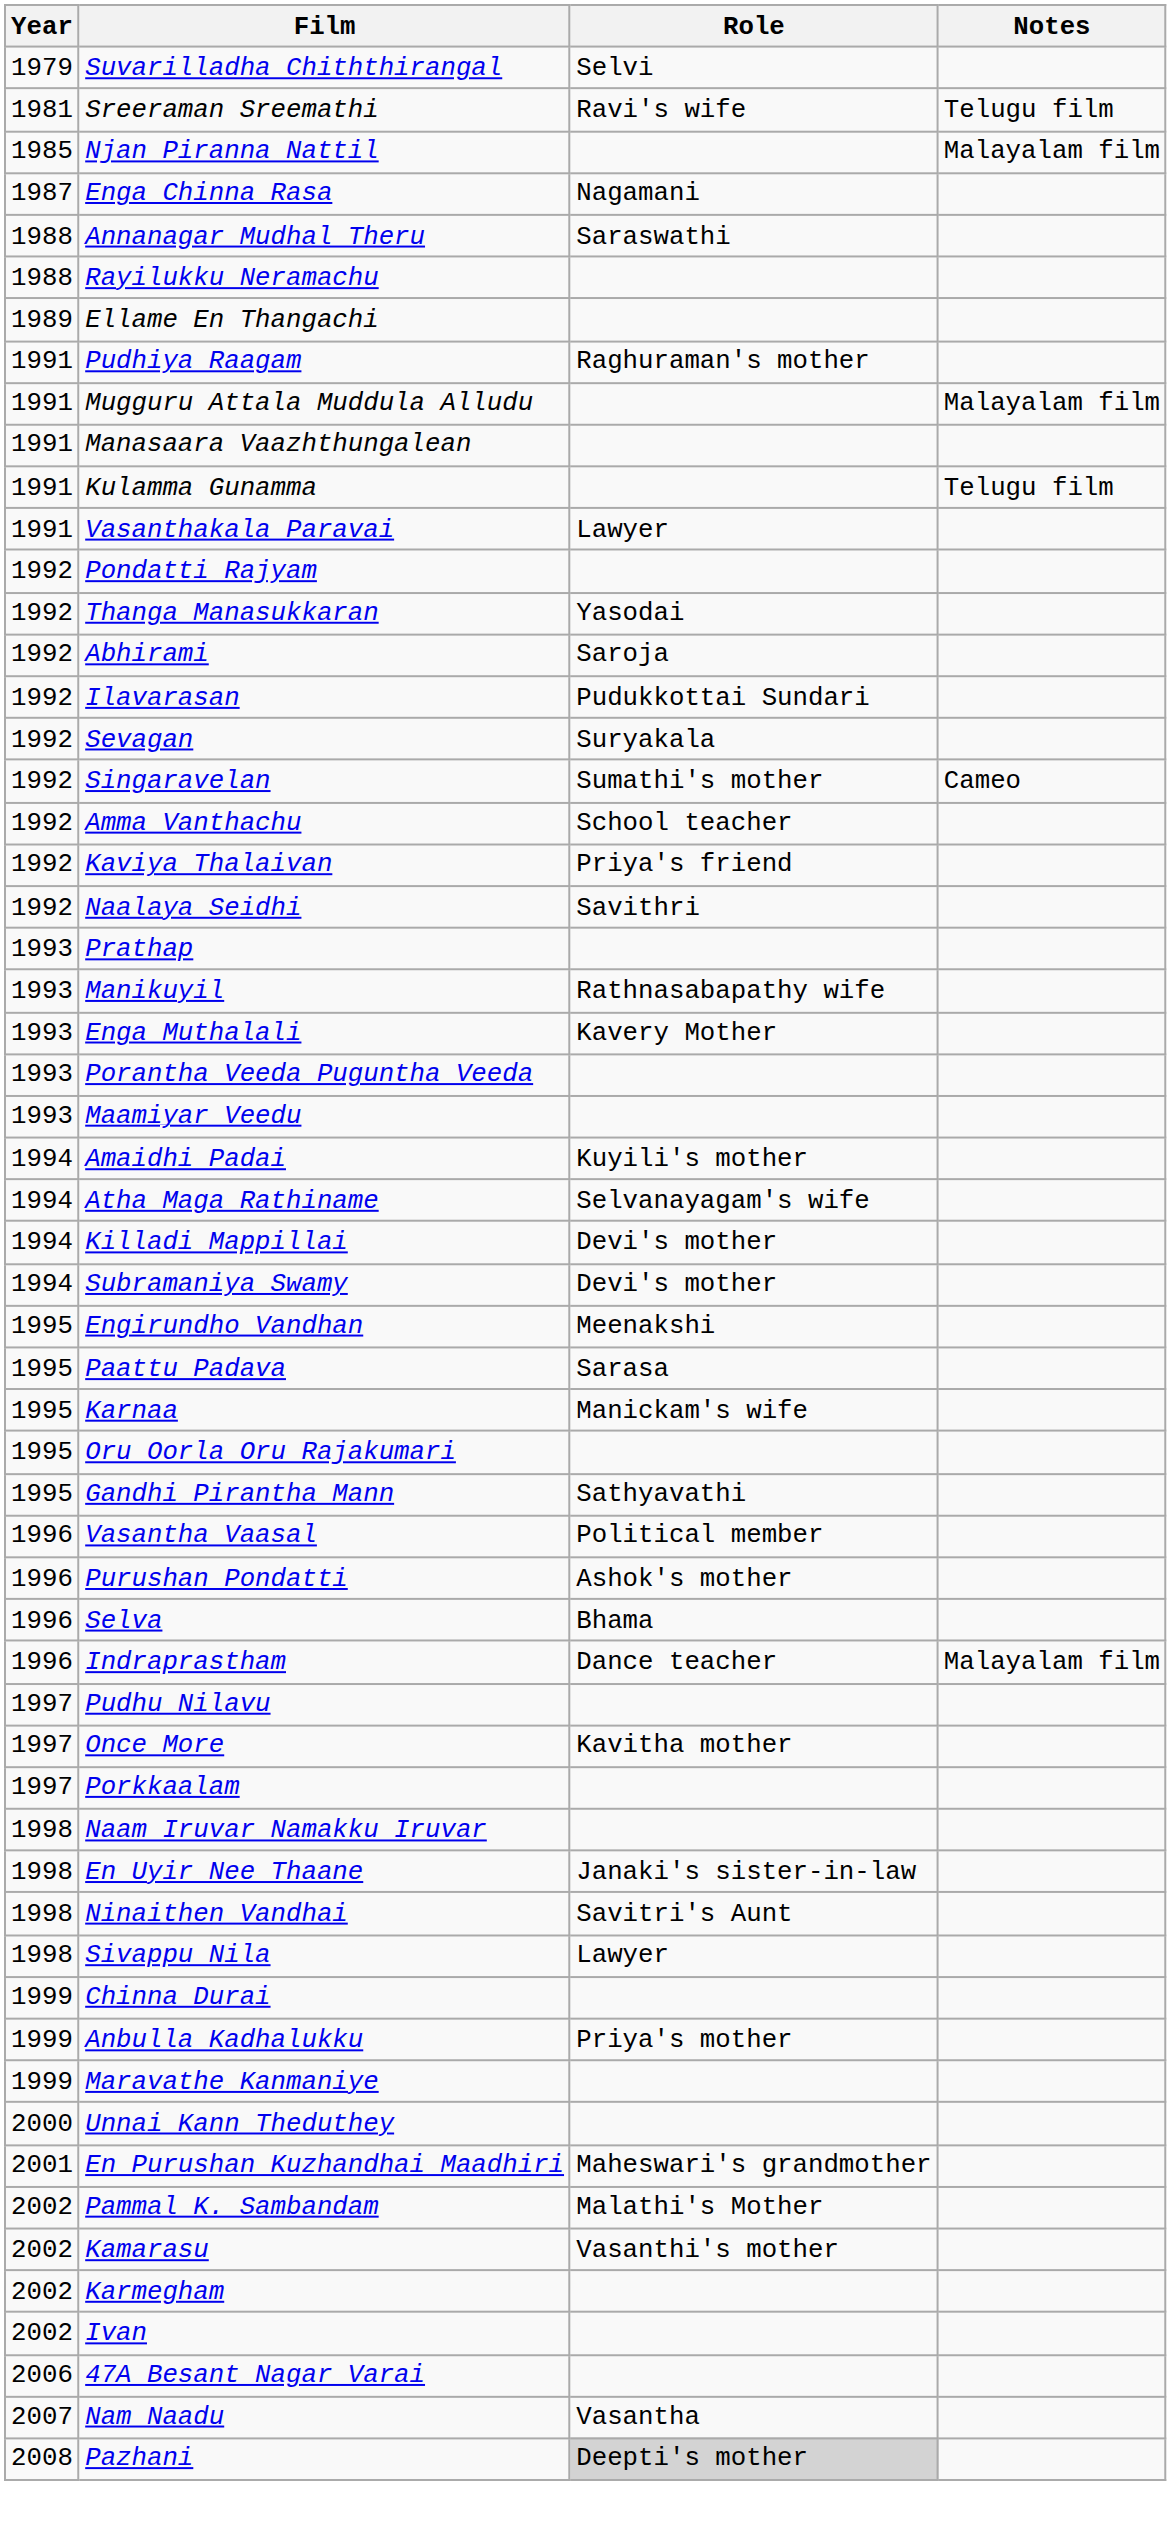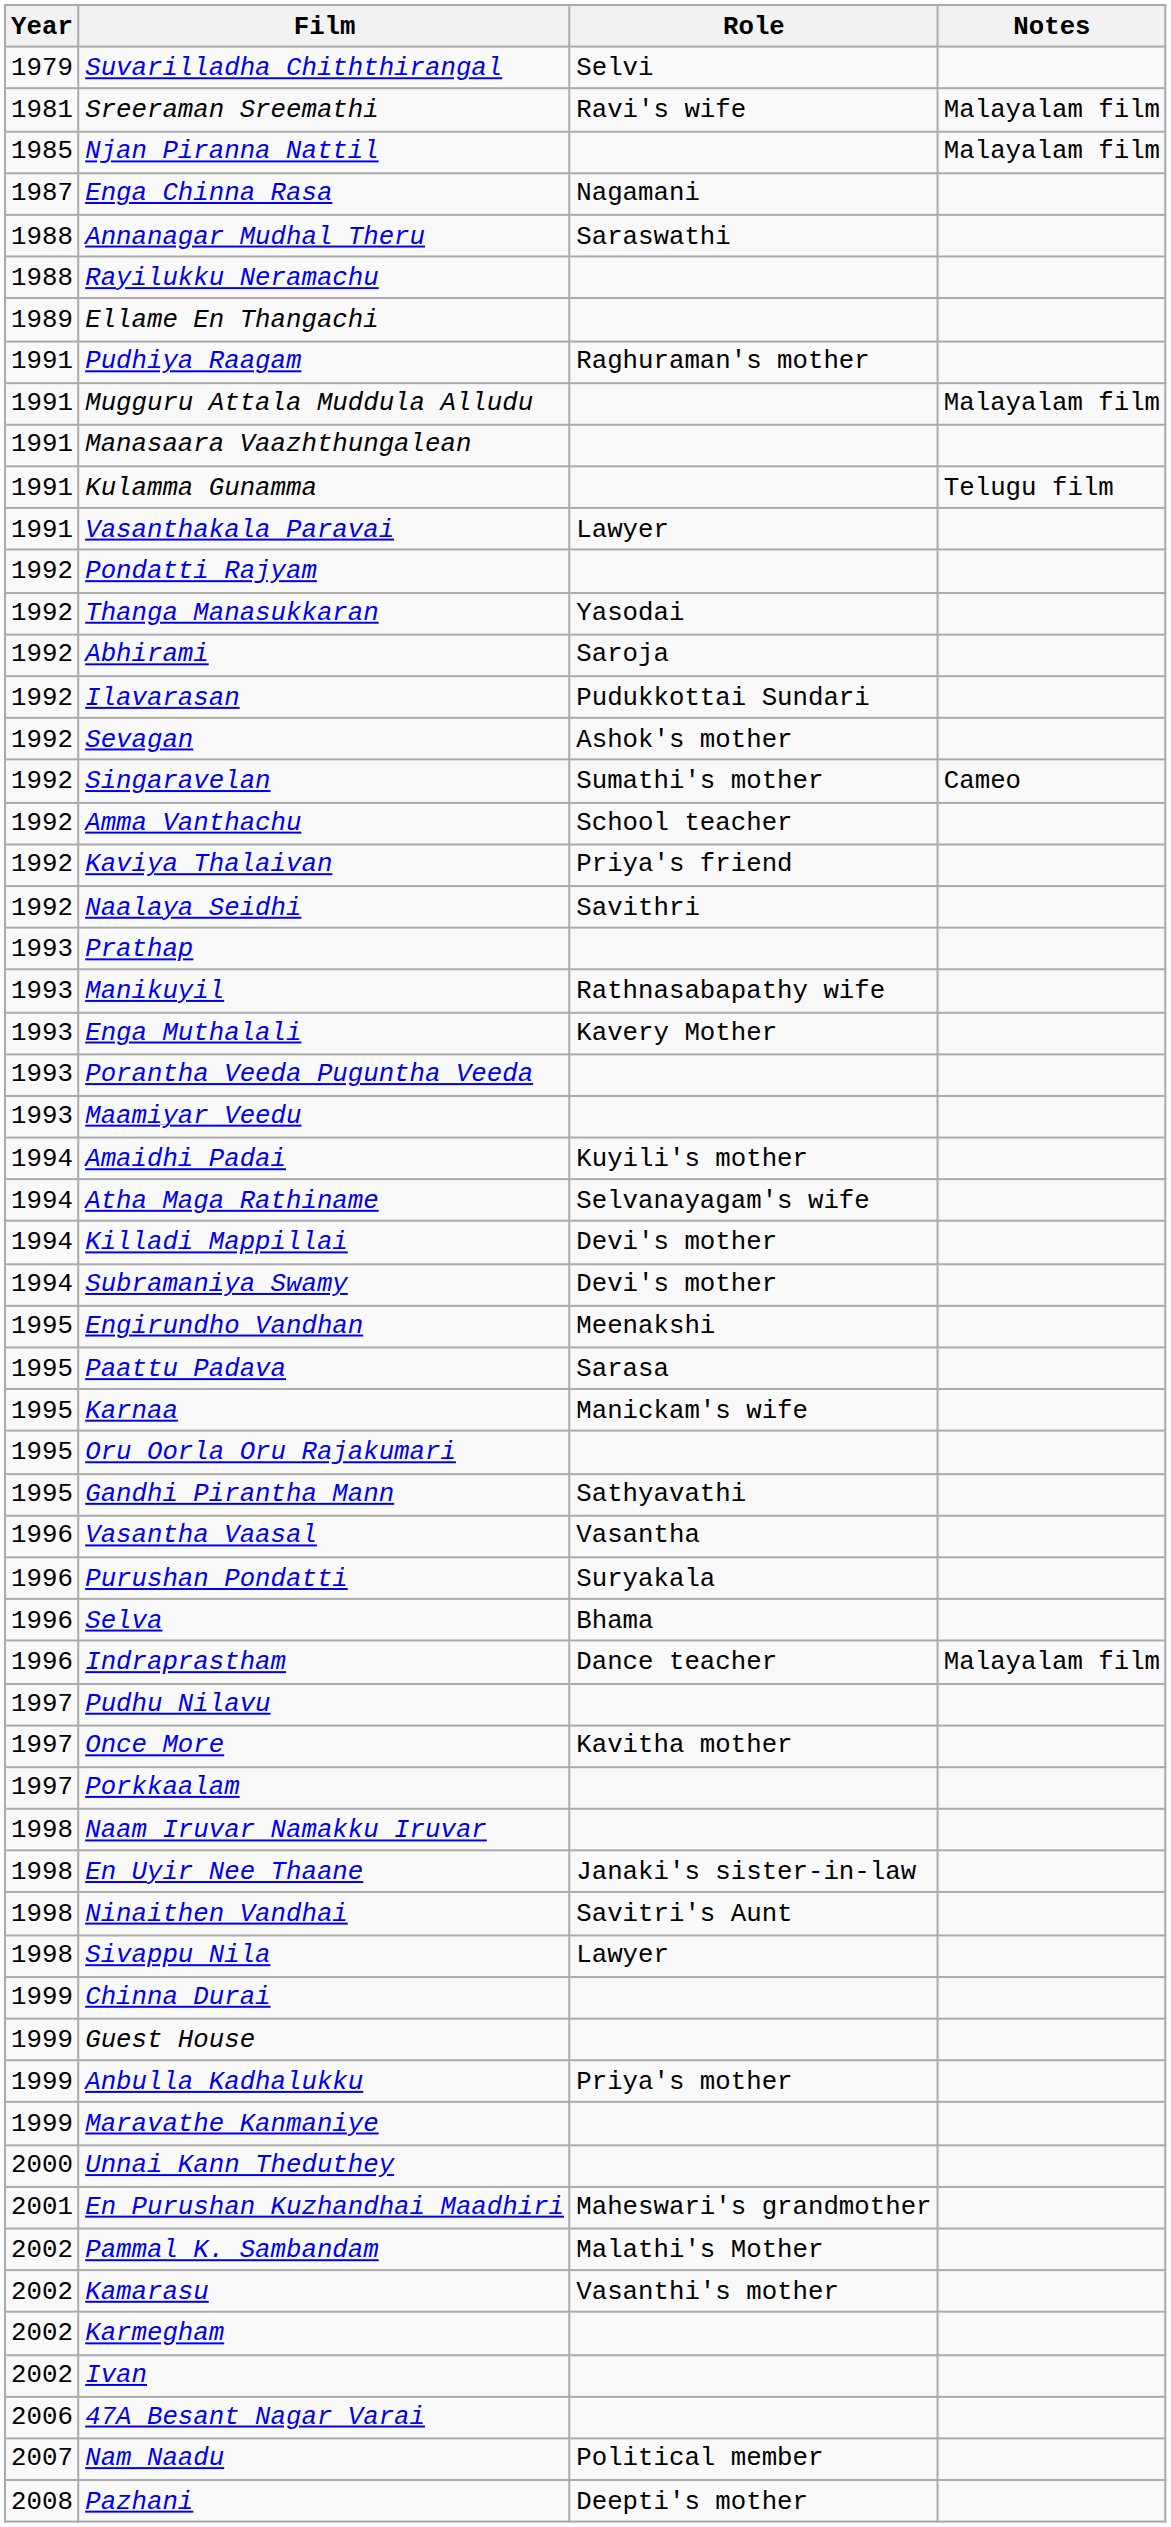(1029, 110) Telugu film -> (1052, 110) Malayalam film
(646, 739) Suryakala -> (684, 739) Ashok's mother
(700, 1536) Political member -> (638, 1536) Vasantha
(684, 1578) Ashok's mother -> (646, 1578) Suryakala
+ row: (170, 2040)
(638, 2417) Vasantha -> (700, 2459) Political member
(692, 2459) lightgrey background -> (692, 2501) no background
